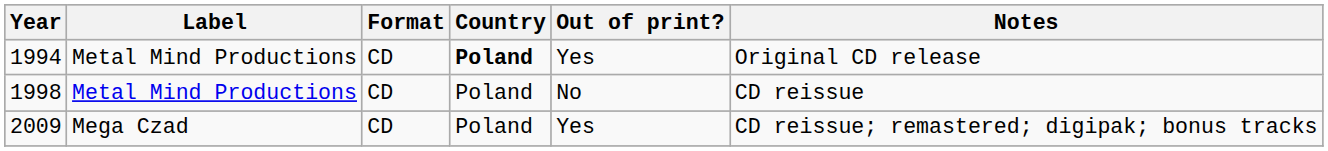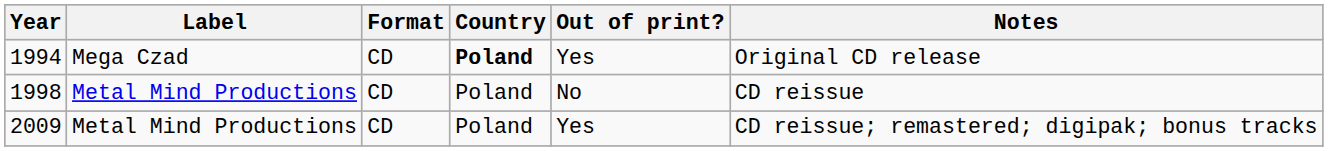(215, 58) Metal Mind Productions -> (130, 58) Mega Czad
(130, 128) Mega Czad -> (215, 128) Metal Mind Productions
